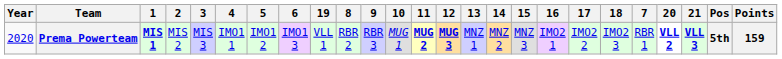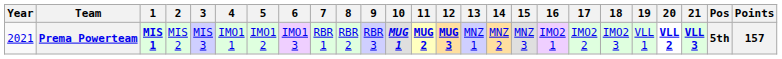columns swapped: (644, 14) <-> (323, 14)
(20, 38) 2020 -> (20, 38) 2021
(399, 38) normal -> (399, 38) bold
(755, 38) 159 -> (755, 38) 157
